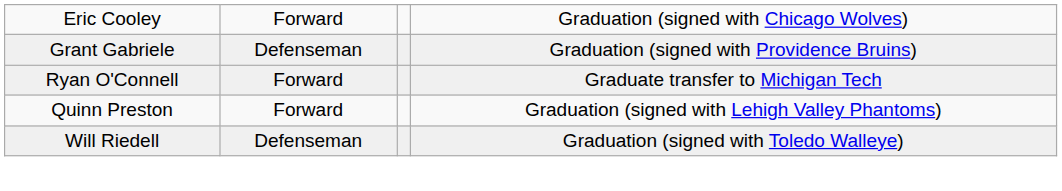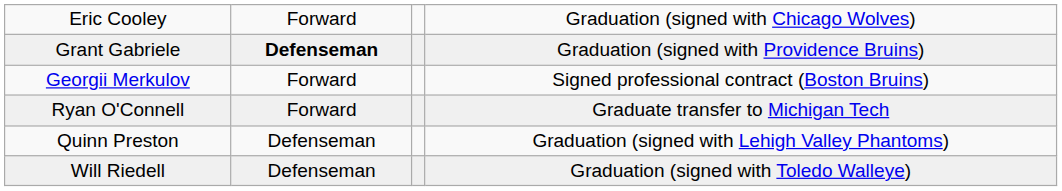(308, 49) normal -> (322, 49) bold
+ row: (118, 79)
(308, 110) Forward -> (322, 140) Defenseman
